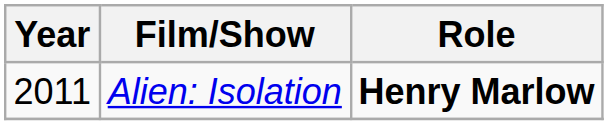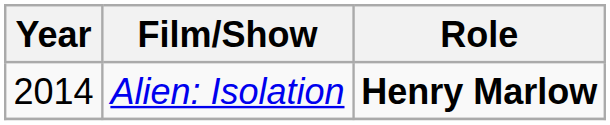(52, 91) 2011 -> (54, 91) 2014
